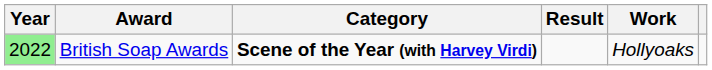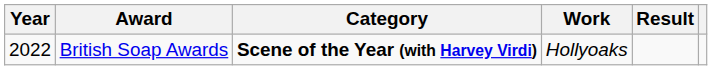columns swapped: (653, 19) <-> (575, 19)
(30, 49) lightgreen background -> (30, 49) no background
